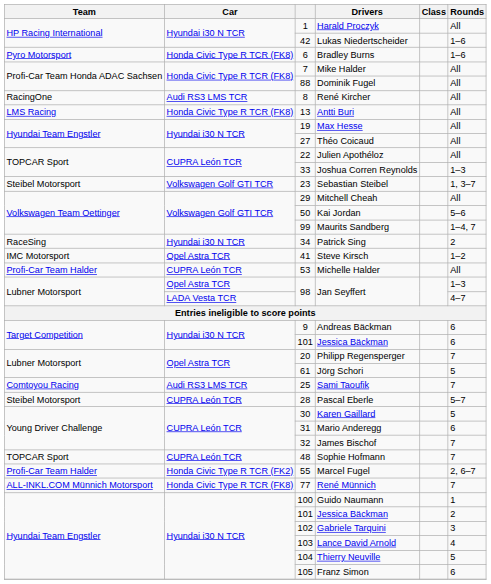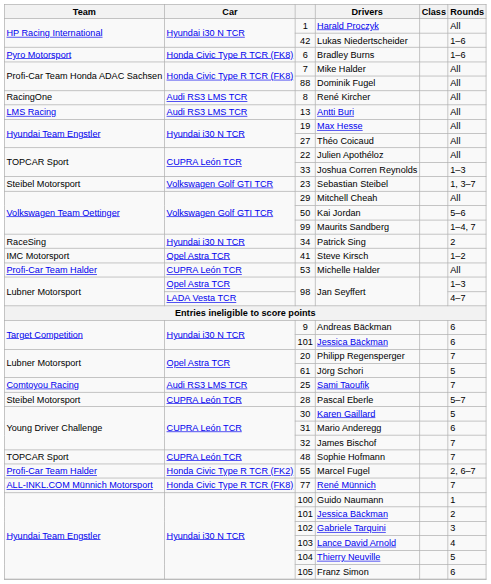(230, 112) Honda Civic Type R TCR (FK8) -> (207, 112) Audi RS3 LMS TCR
